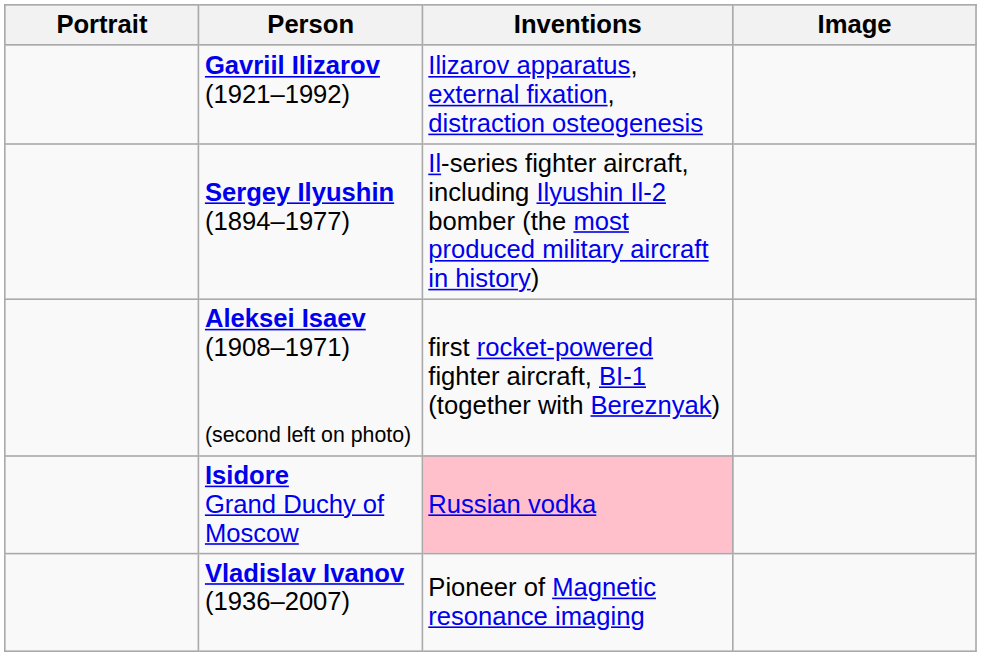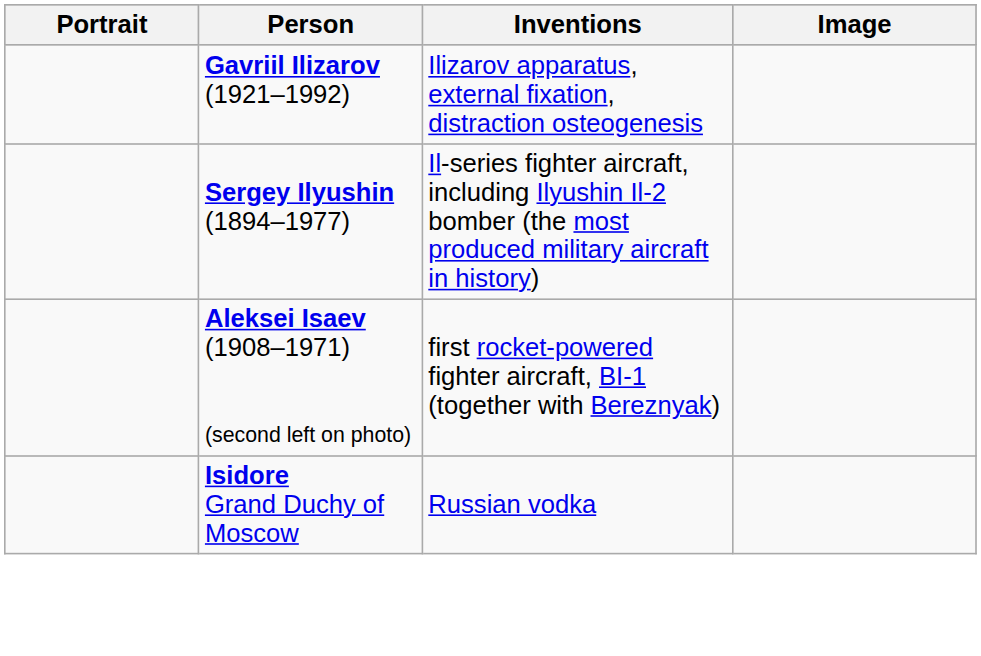(512, 504) pink background -> (512, 504) no background
- row: (305, 587)
